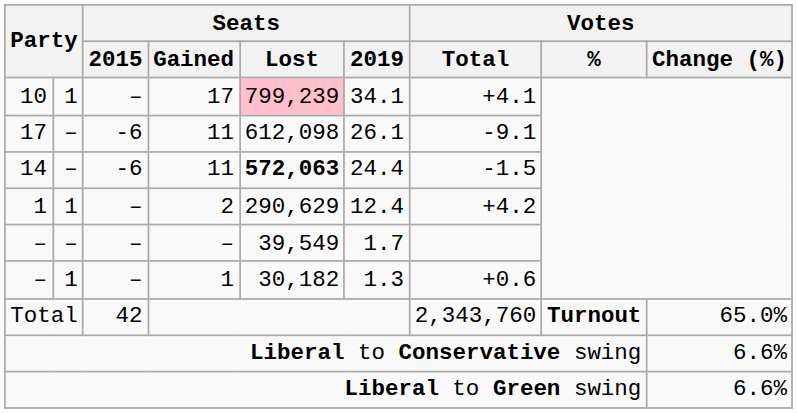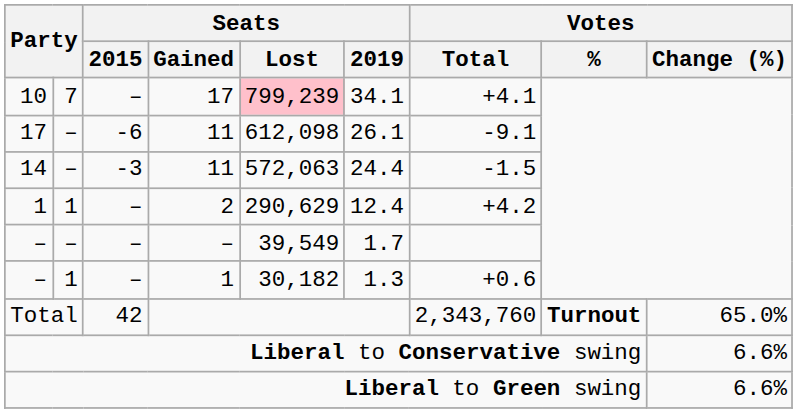(71, 97) 1 -> (71, 97) 7
(129, 170) -6 -> (129, 170) -3
(292, 170) bold -> (292, 170) normal
